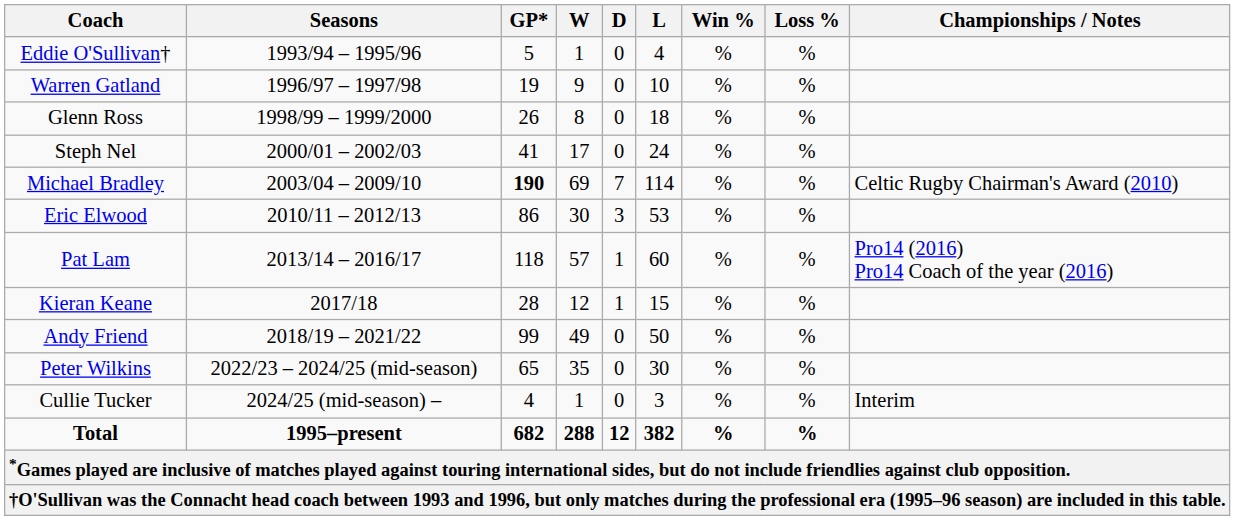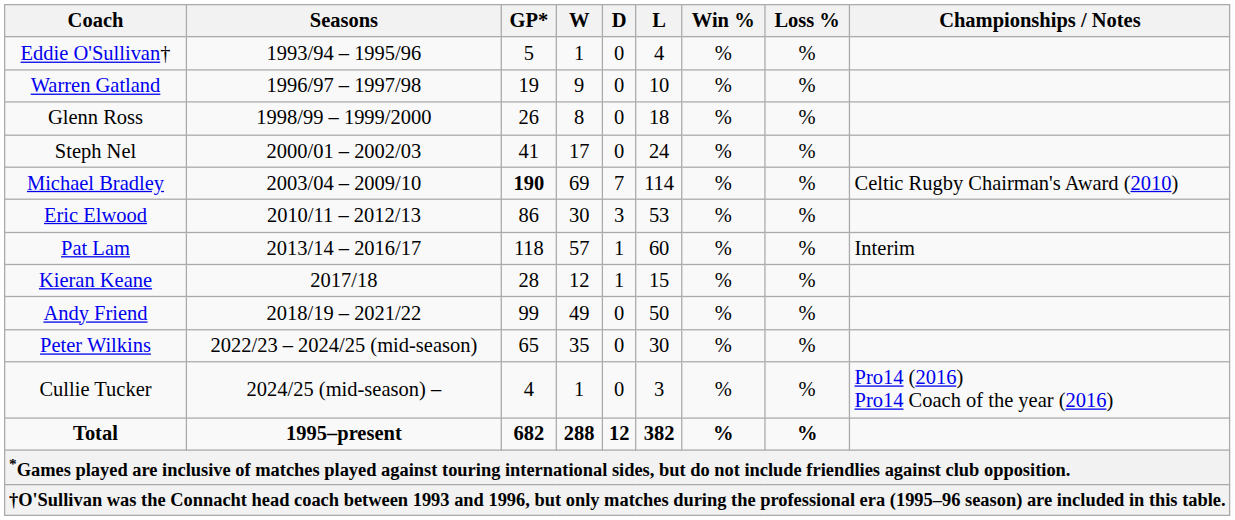(984, 259) Pro14 (2016) Pro14 Coach of the year (2016) -> (885, 248) Interim
(885, 401) Interim -> (984, 389) Pro14 (2016) Pro14 Coach of the year (2016)
